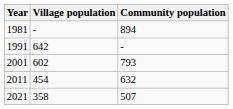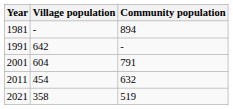(41, 63) 602 -> (41, 63) 604
(128, 63) 793 -> (128, 63) 791
(128, 96) 507 -> (128, 96) 519
